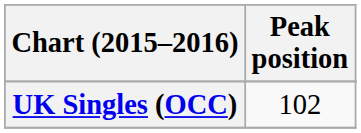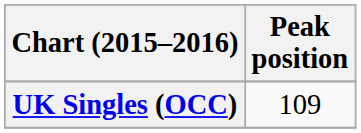(300, 104) 102 -> (300, 104) 109
